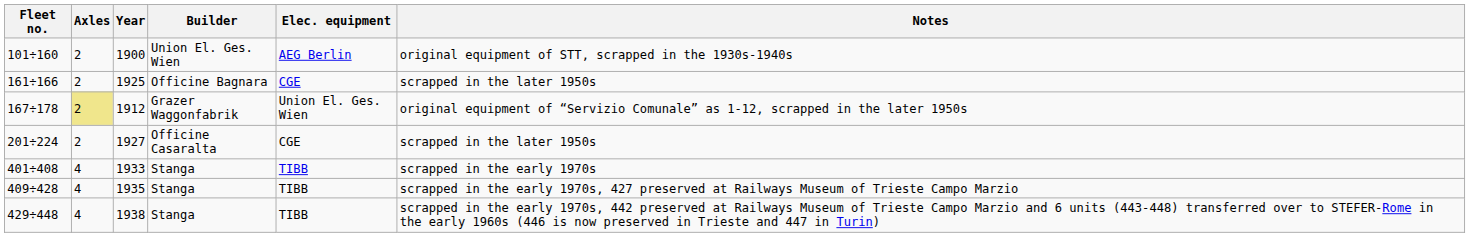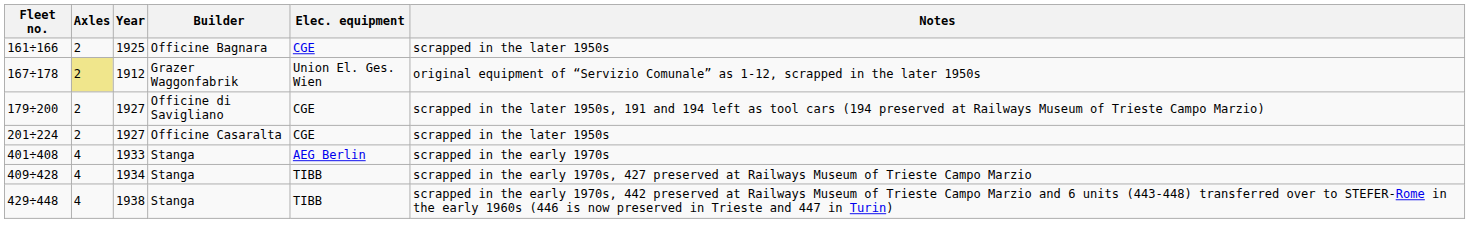- row: (33, 55)
+ row: (33, 108)
(293, 169) TIBB -> (329, 155) AEG Berlin
(131, 188) 1935 -> (131, 174) 1934
